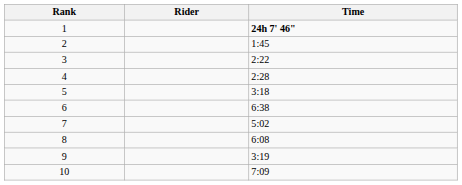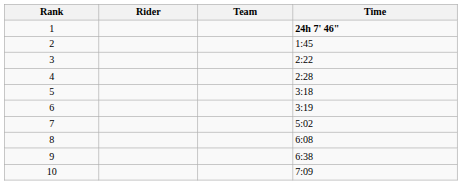+ column: (245, 12)
(260, 108) 6:38 -> (304, 108) 3:19
(260, 156) 3:19 -> (304, 156) 6:38
